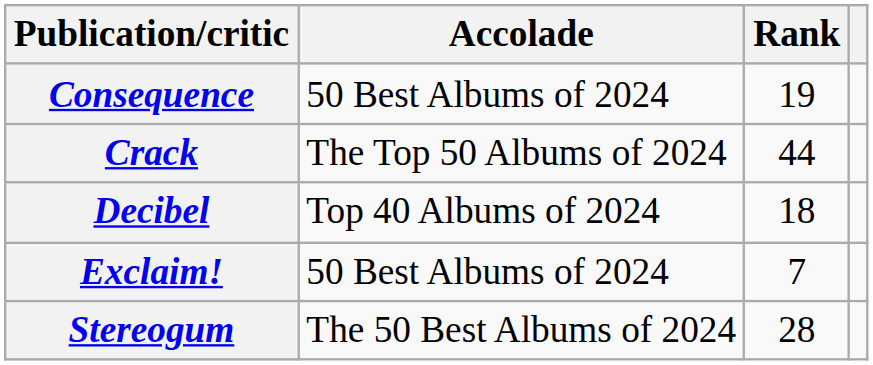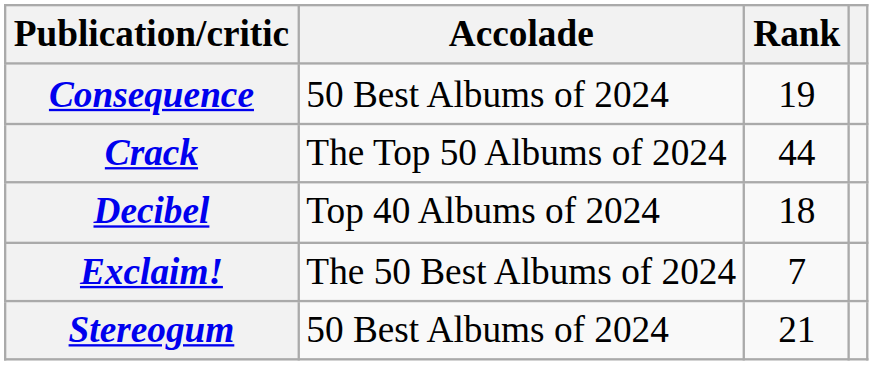(488, 270) 50 Best Albums of 2024 -> (521, 270) The 50 Best Albums of 2024
(521, 329) The 50 Best Albums of 2024 -> (488, 329) 50 Best Albums of 2024
(797, 329) 28 -> (797, 329) 21
